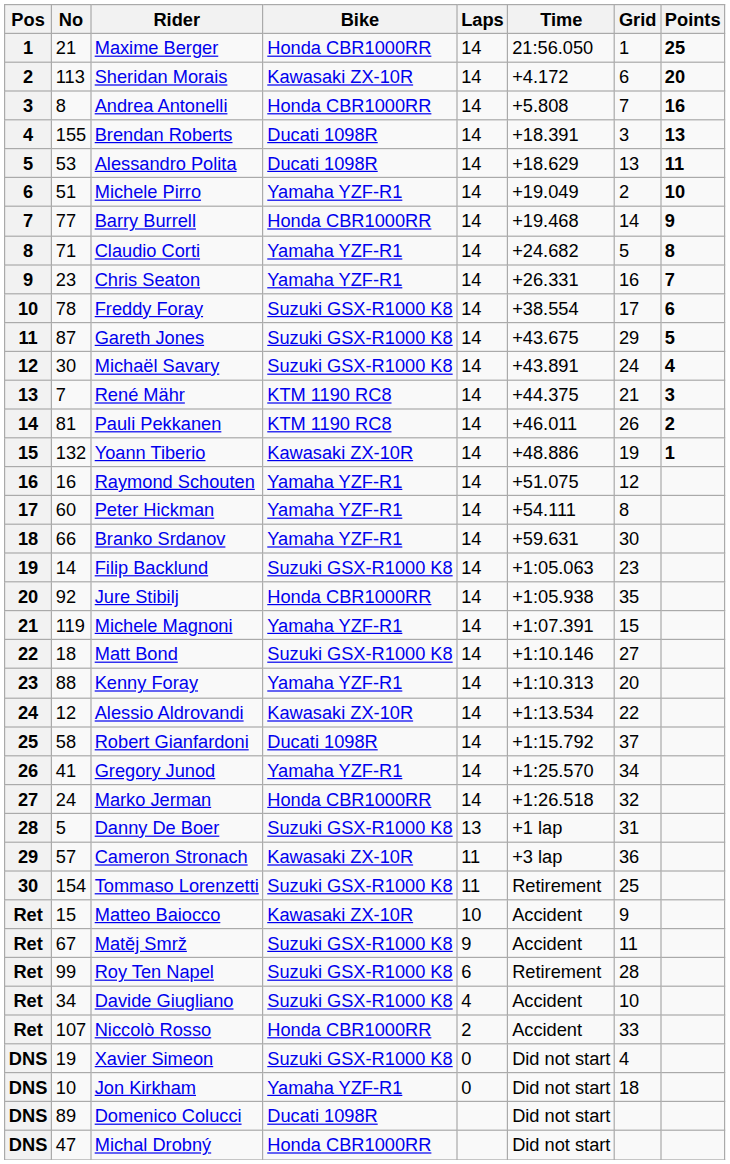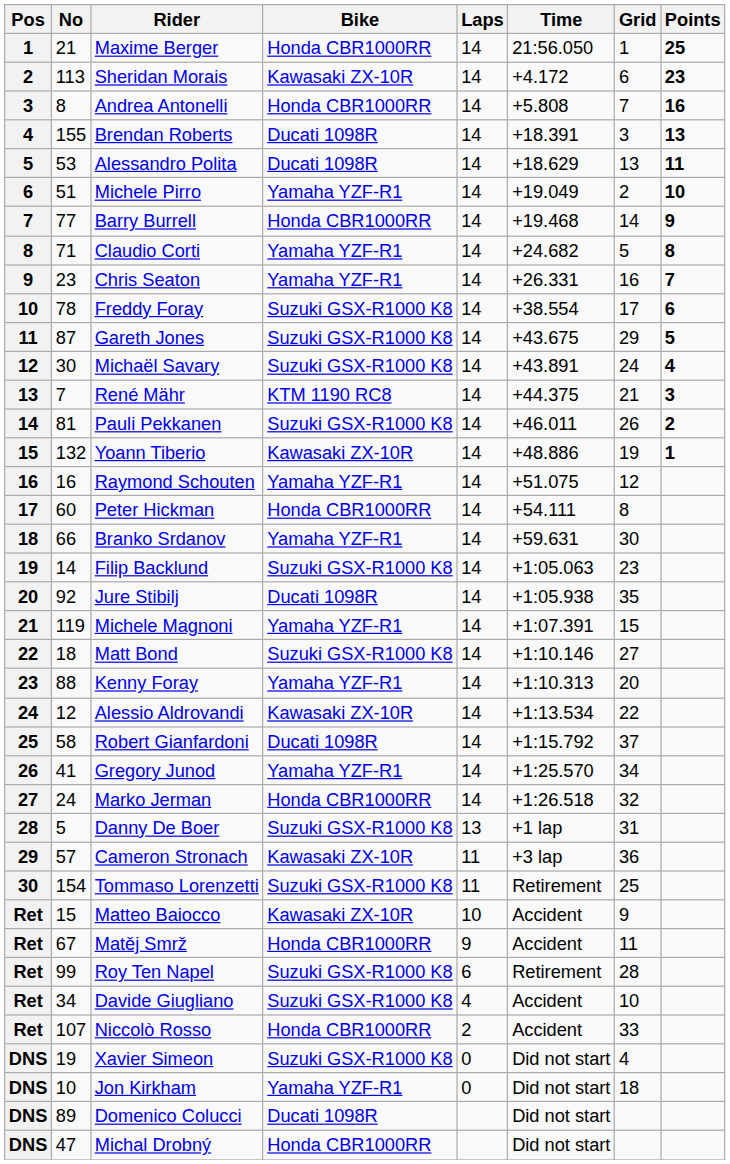(675, 77) 20 -> (675, 77) 23
(329, 423) KTM 1190 RC8 -> (360, 423) Suzuki GSX-R1000 K8
(335, 510) Yamaha YZF-R1 -> (349, 510) Honda CBR1000RR
(349, 597) Honda CBR1000RR -> (322, 597) Ducati 1098R
(360, 943) Suzuki GSX-R1000 K8 -> (349, 943) Honda CBR1000RR
